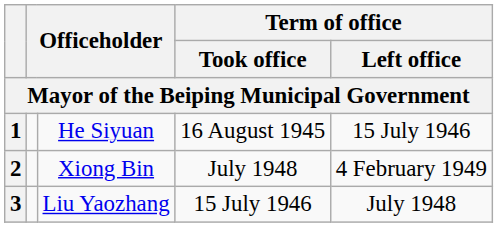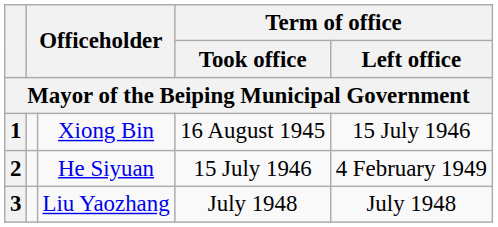(106, 131) He Siyuan -> (106, 131) Xiong Bin
(106, 167) Xiong Bin -> (106, 167) He Siyuan
(253, 167) July 1948 -> (253, 167) 15 July 1946
(253, 204) 15 July 1946 -> (253, 204) July 1948
